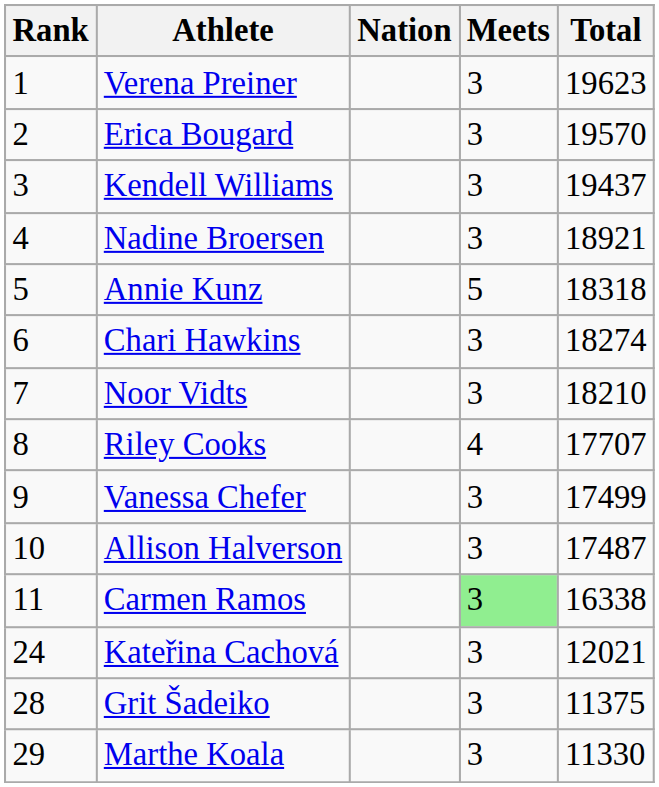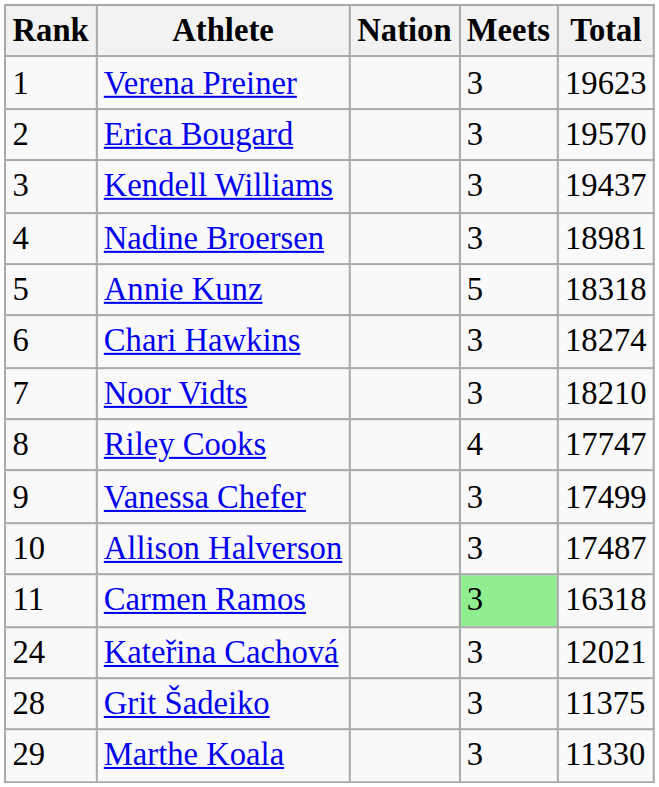(606, 237) 18921 -> (606, 237) 18981
(606, 444) 17707 -> (606, 444) 17747
(606, 599) 16338 -> (606, 599) 16318
